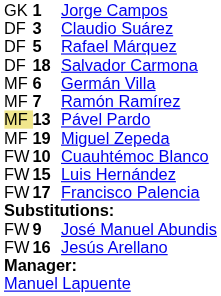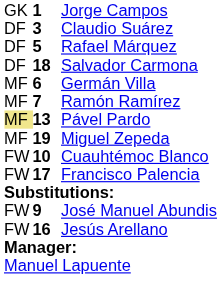- row: (118, 174)
